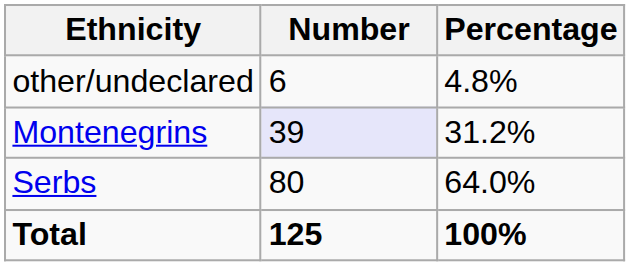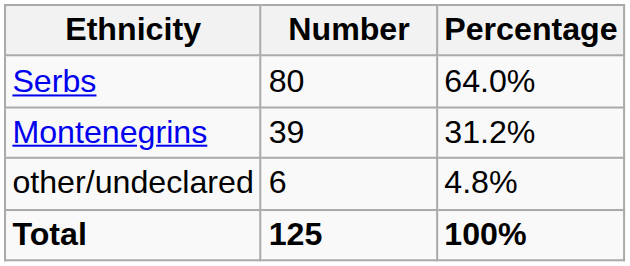rows swapped: (54, 183) <-> (133, 81)
(287, 132) lavender background -> (287, 132) no background
